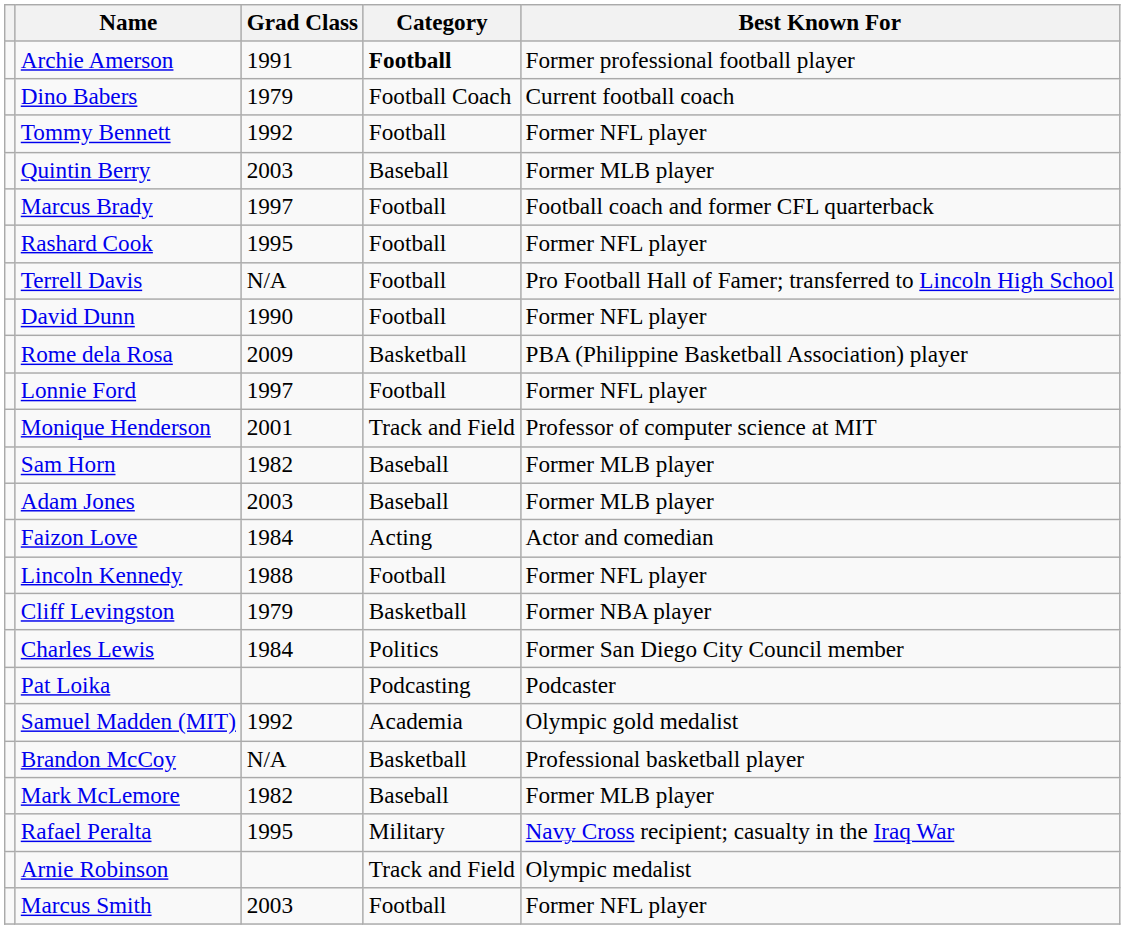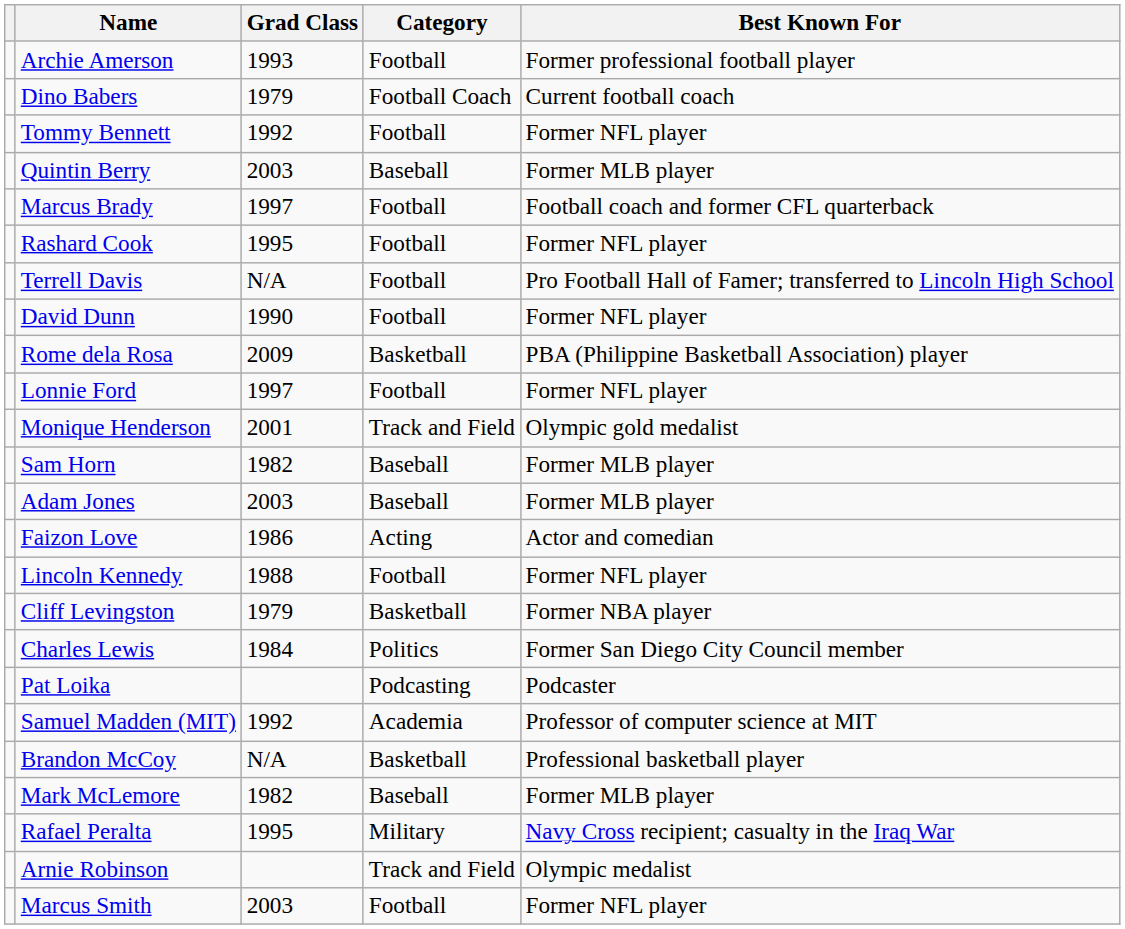(270, 59) 1991 -> (270, 59) 1993
(410, 59) bold -> (408, 59) normal
(701, 427) Professor of computer science at MIT -> (632, 427) Olympic gold medalist
(270, 538) 1984 -> (270, 538) 1986
(632, 721) Olympic gold medalist -> (701, 721) Professor of computer science at MIT
